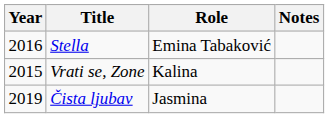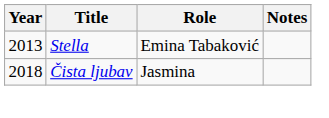(25, 44) 2016 -> (25, 44) 2013
- row: (97, 71)
(25, 98) 2019 -> (25, 71) 2018
